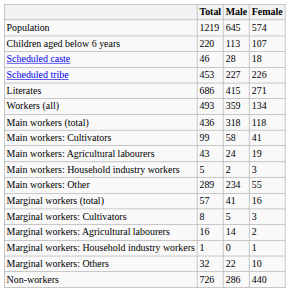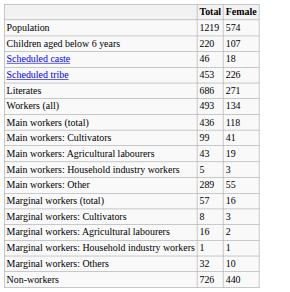- column: (236, 12)
